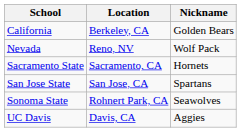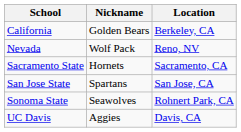columns swapped: (204, 13) <-> (129, 13)
